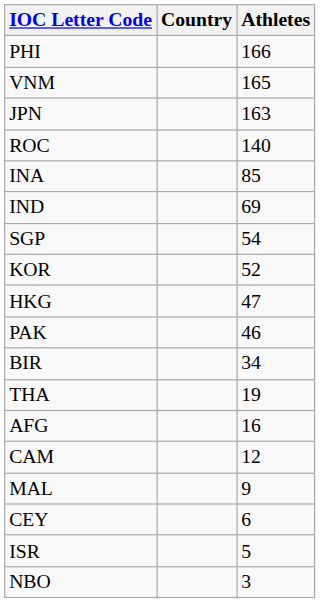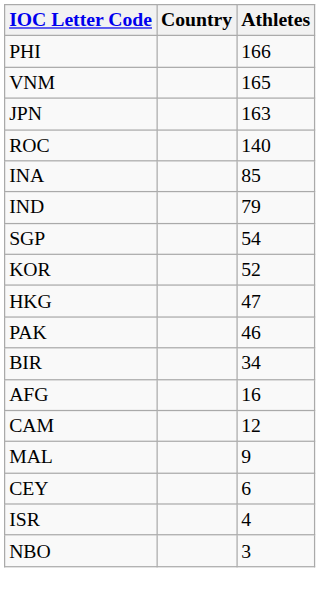(251, 207) 69 -> (251, 207) 79
- row: (29, 394)
(246, 550) 5 -> (246, 519) 4
